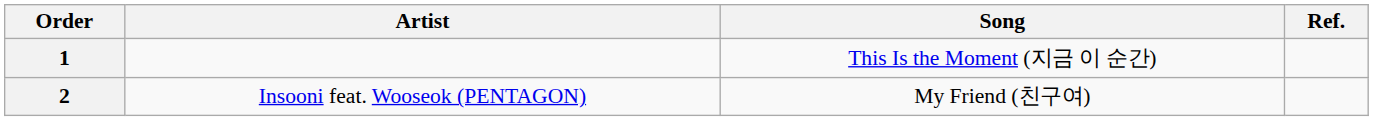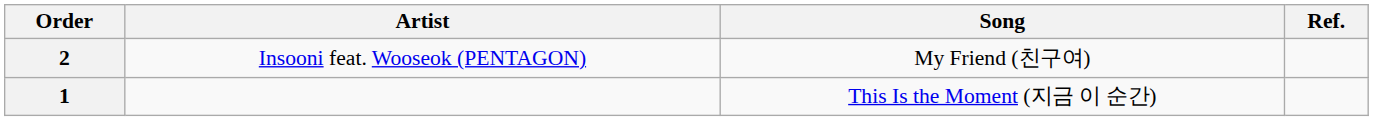rows swapped: (64, 57) <-> (64, 96)
